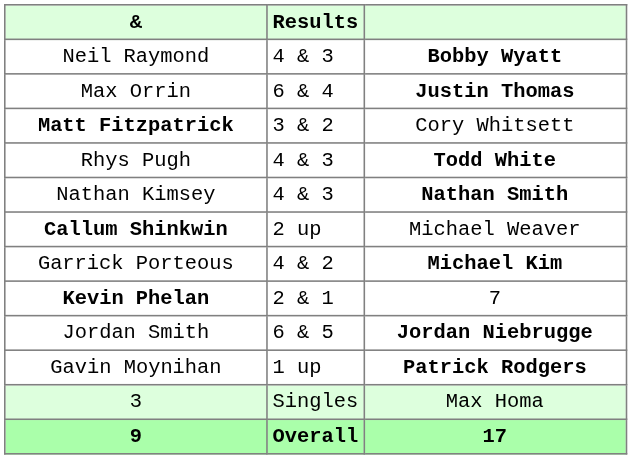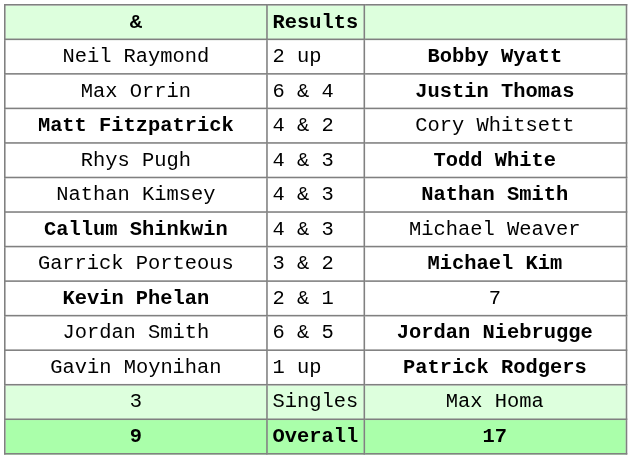(303, 57) 4 & 3 -> (297, 57) 2 up
(303, 126) 3 & 2 -> (303, 126) 4 & 2
(297, 229) 2 up -> (303, 229) 4 & 3
(303, 264) 4 & 2 -> (303, 264) 3 & 2
